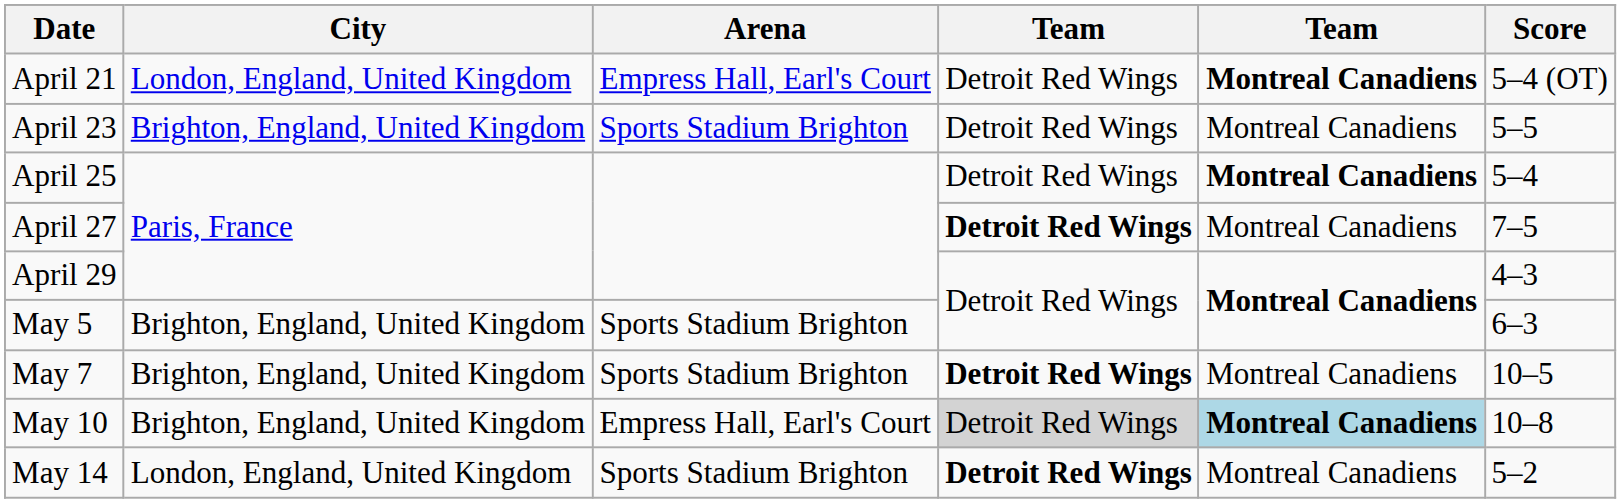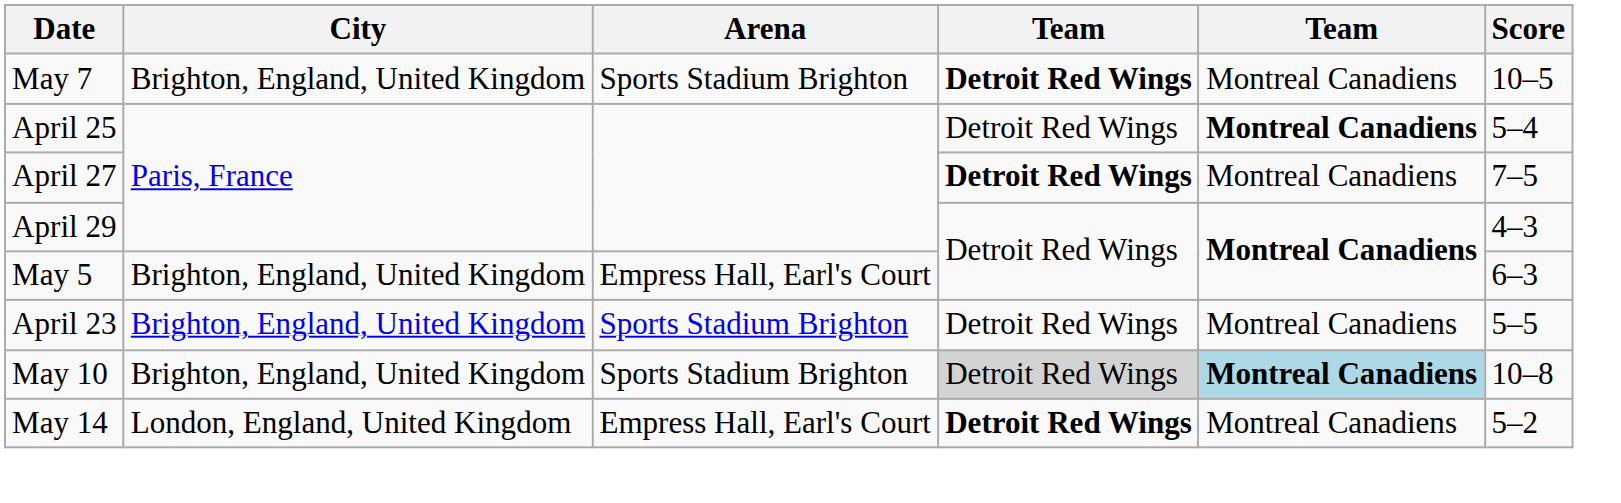- row: (64, 78)
rows swapped: (64, 127) <-> (52, 373)
(754, 324) Sports Stadium Brighton -> (765, 275) Empress Hall, Earl's Court
(765, 422) Empress Hall, Earl's Court -> (754, 373) Sports Stadium Brighton
(754, 472) Sports Stadium Brighton -> (765, 422) Empress Hall, Earl's Court
